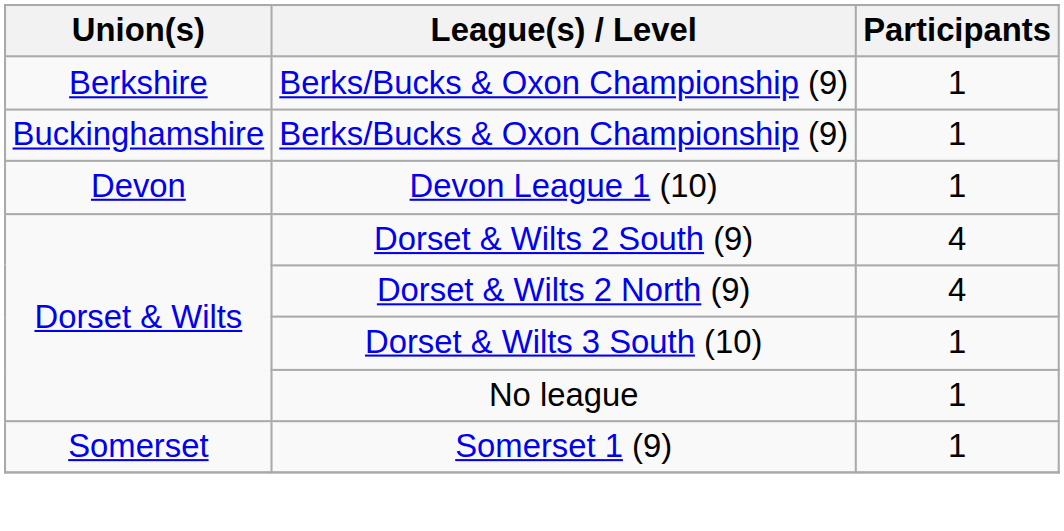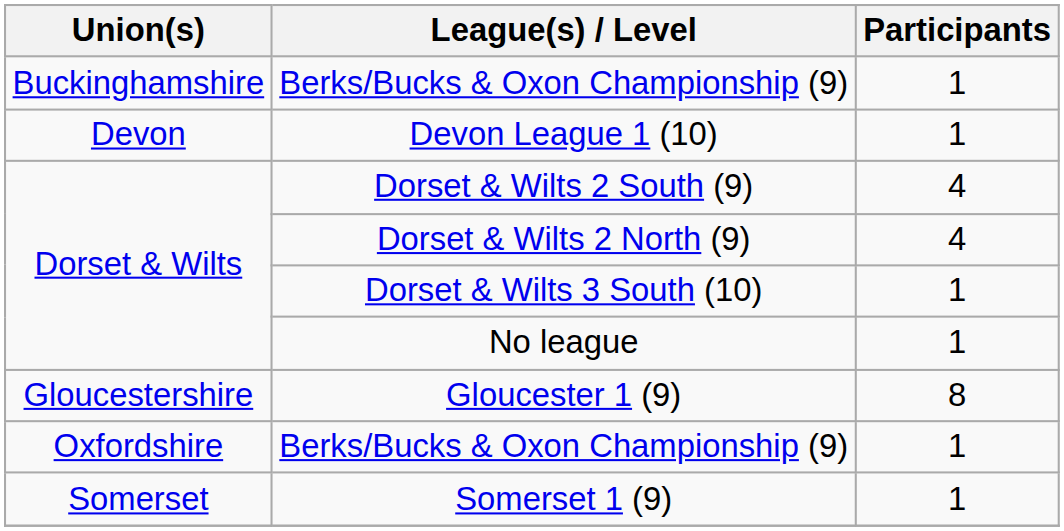- row: (138, 82)
+ row: (138, 394)
+ row: (138, 446)
